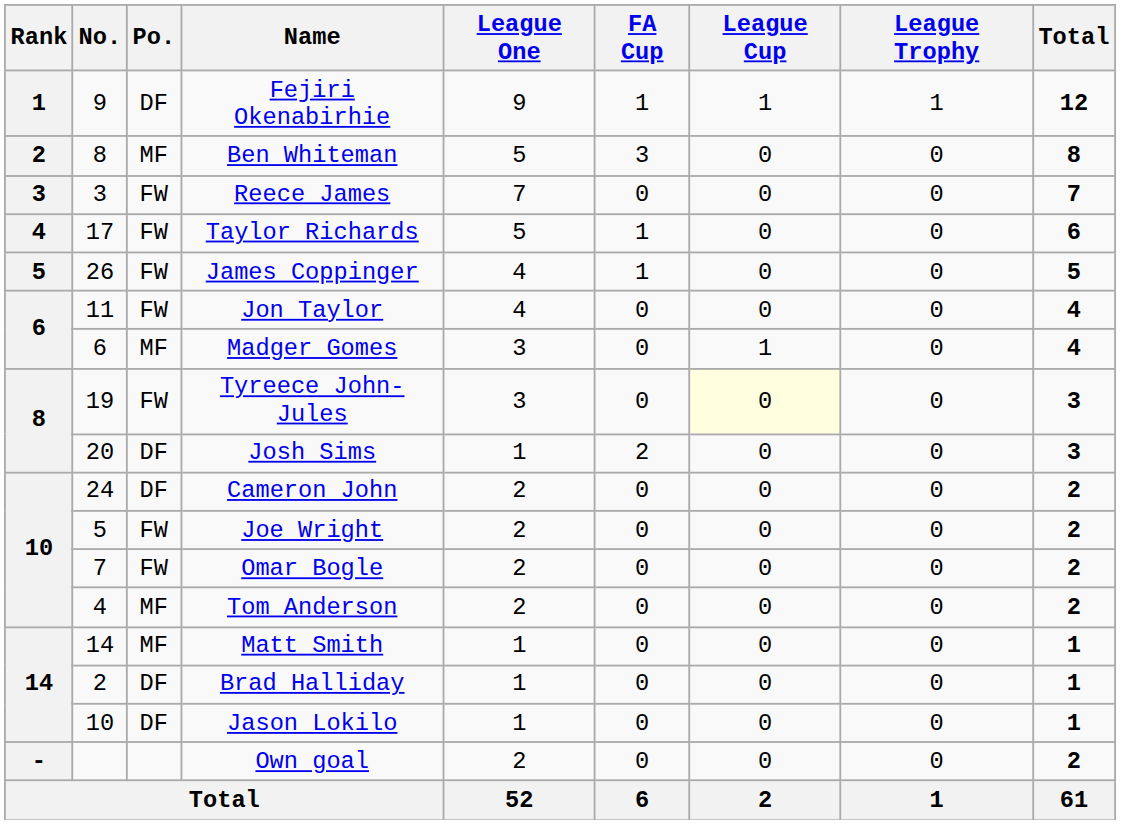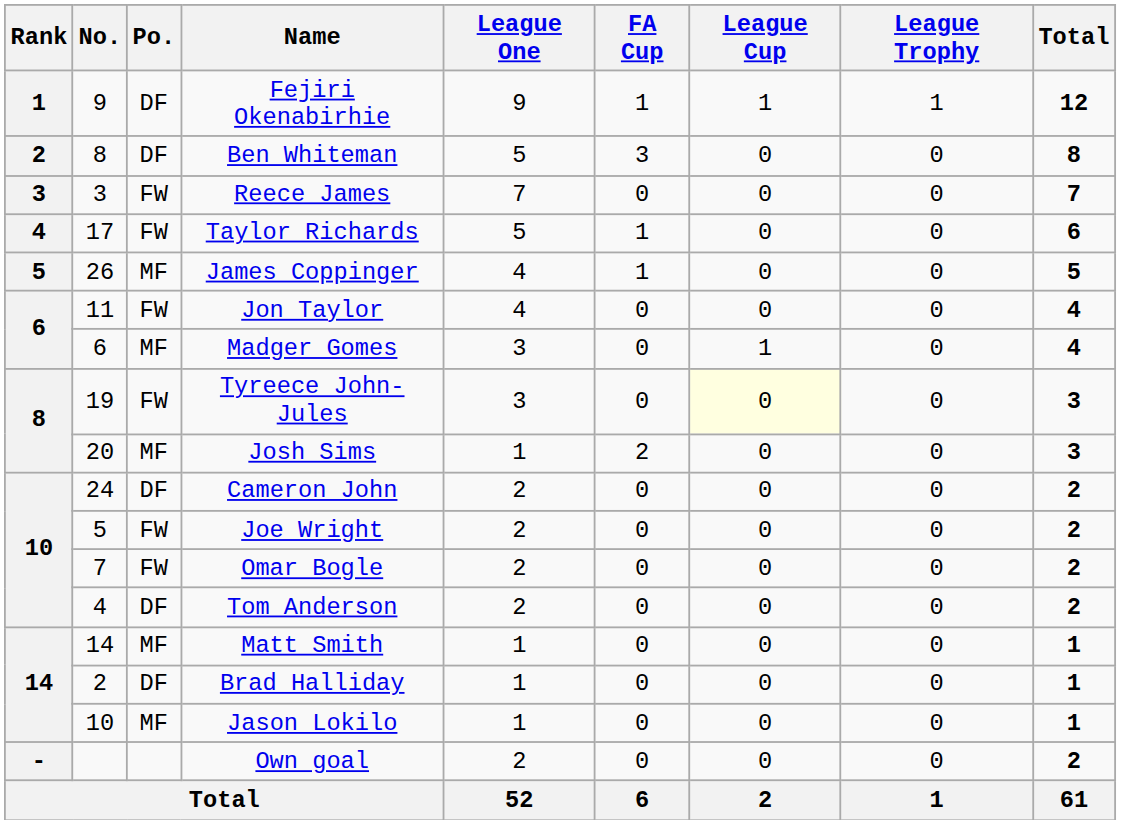(154, 156) MF -> (154, 156) DF
(154, 272) FW -> (154, 272) MF
(154, 453) DF -> (154, 453) MF
(154, 607) MF -> (154, 607) DF
(154, 723) DF -> (154, 723) MF
